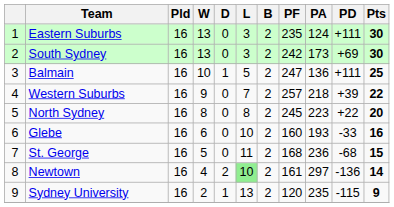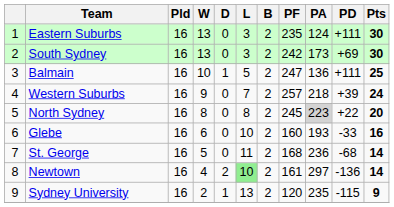(376, 93) 22 -> (376, 93) 24
(318, 113) no background -> (318, 113) lightgrey background
(376, 152) 15 -> (376, 152) 14
